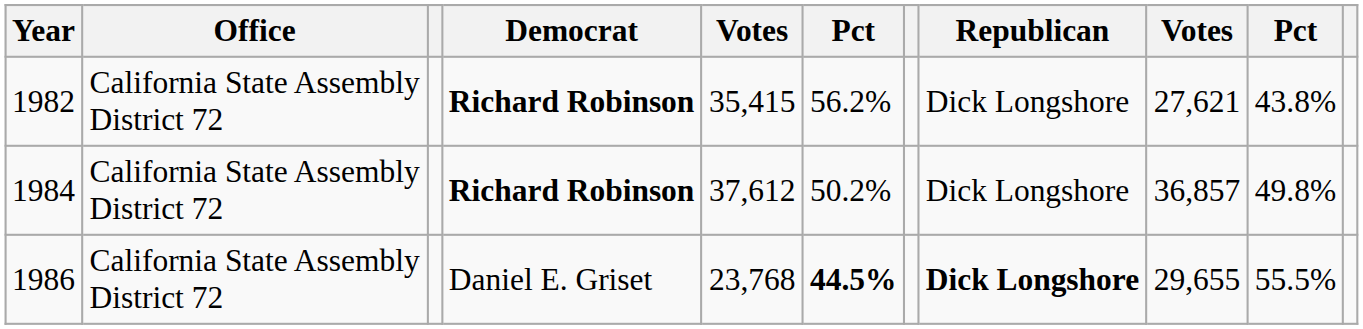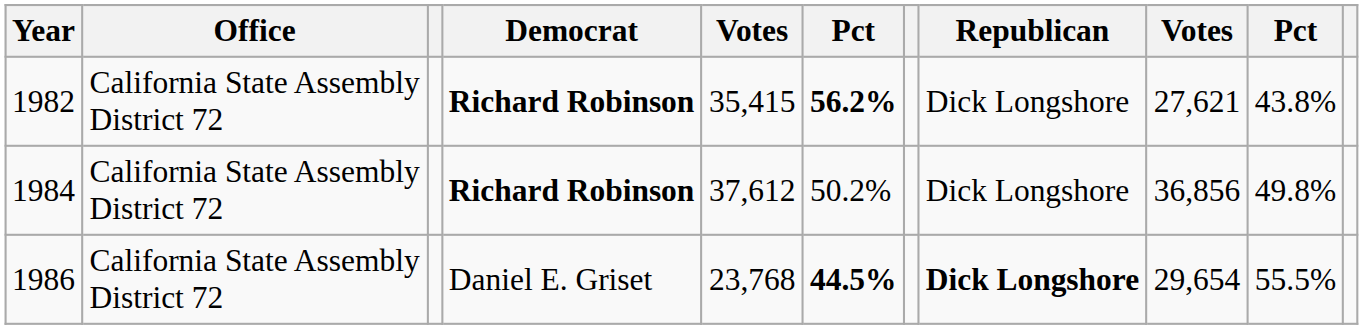(851, 100) normal -> (853, 100) bold
(1197, 190) 36,857 -> (1197, 190) 36,856
(1197, 279) 29,655 -> (1197, 279) 29,654
